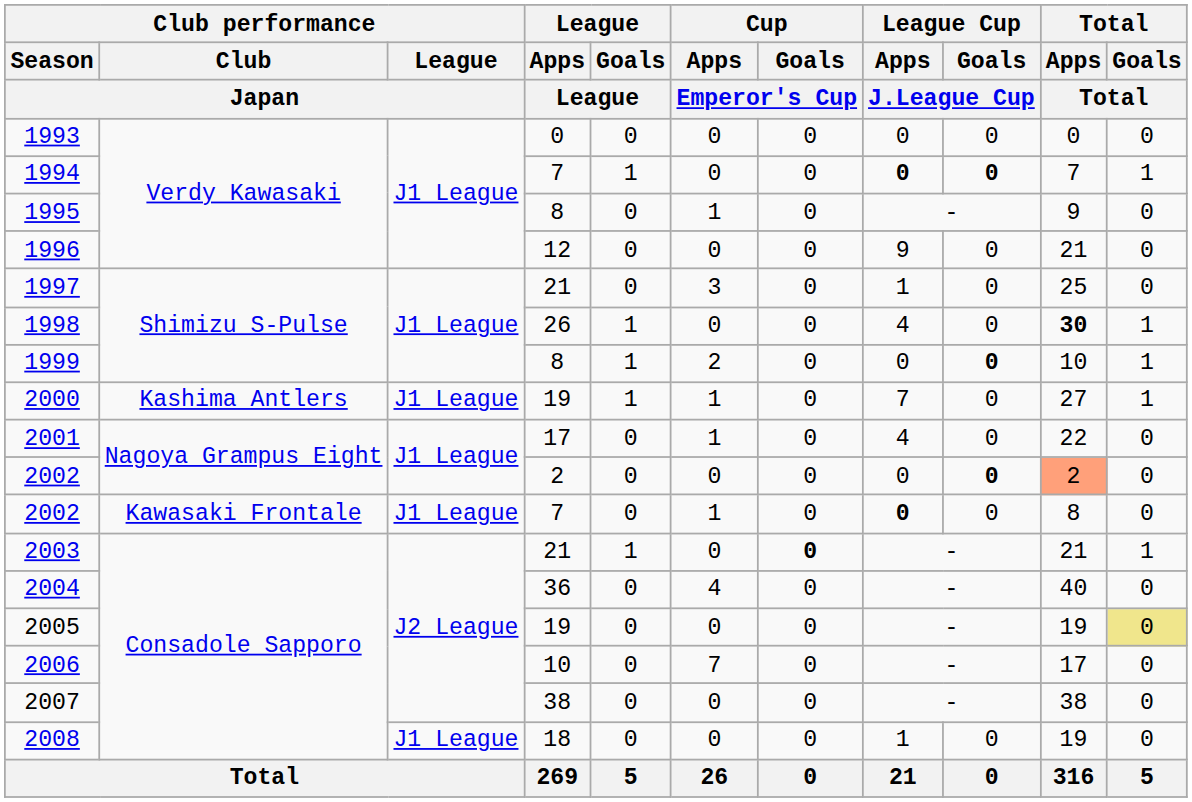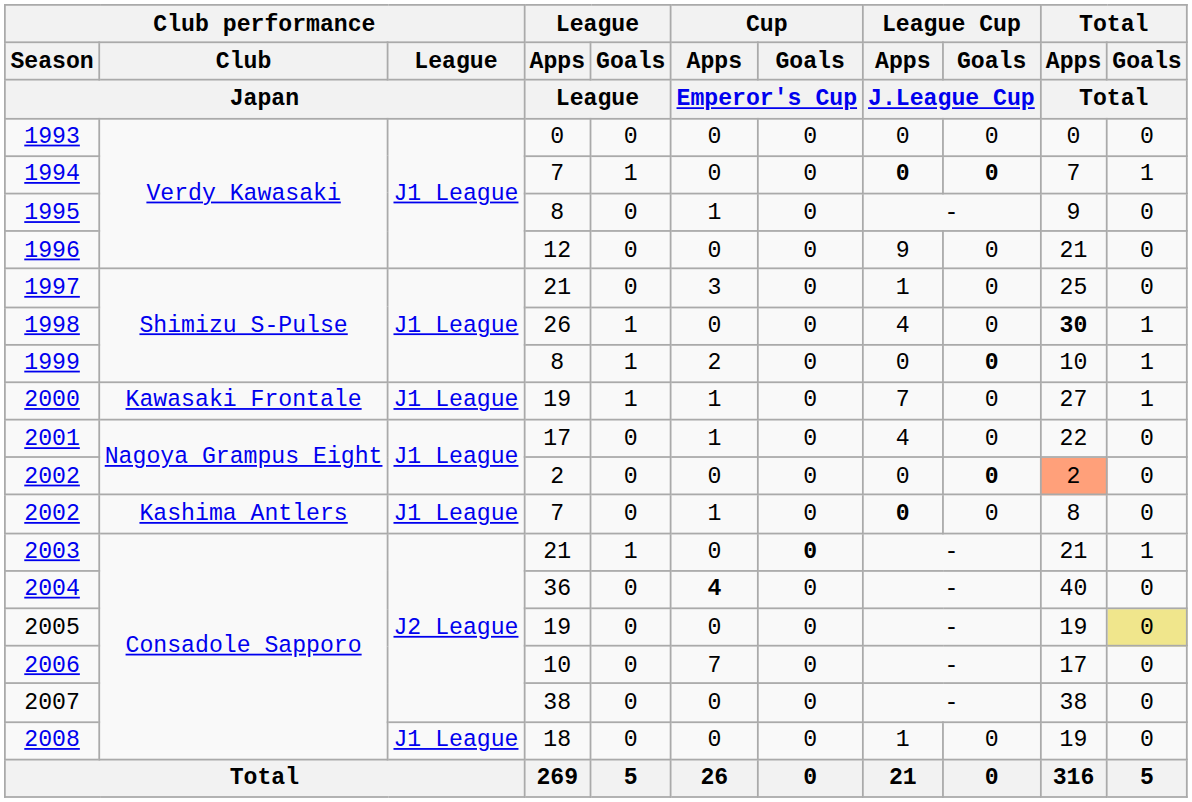(244, 401) Kashima Antlers -> (244, 401) Kawasaki Frontale
(244, 514) Kawasaki Frontale -> (244, 514) Kashima Antlers
(714, 589) normal -> (714, 589) bold
